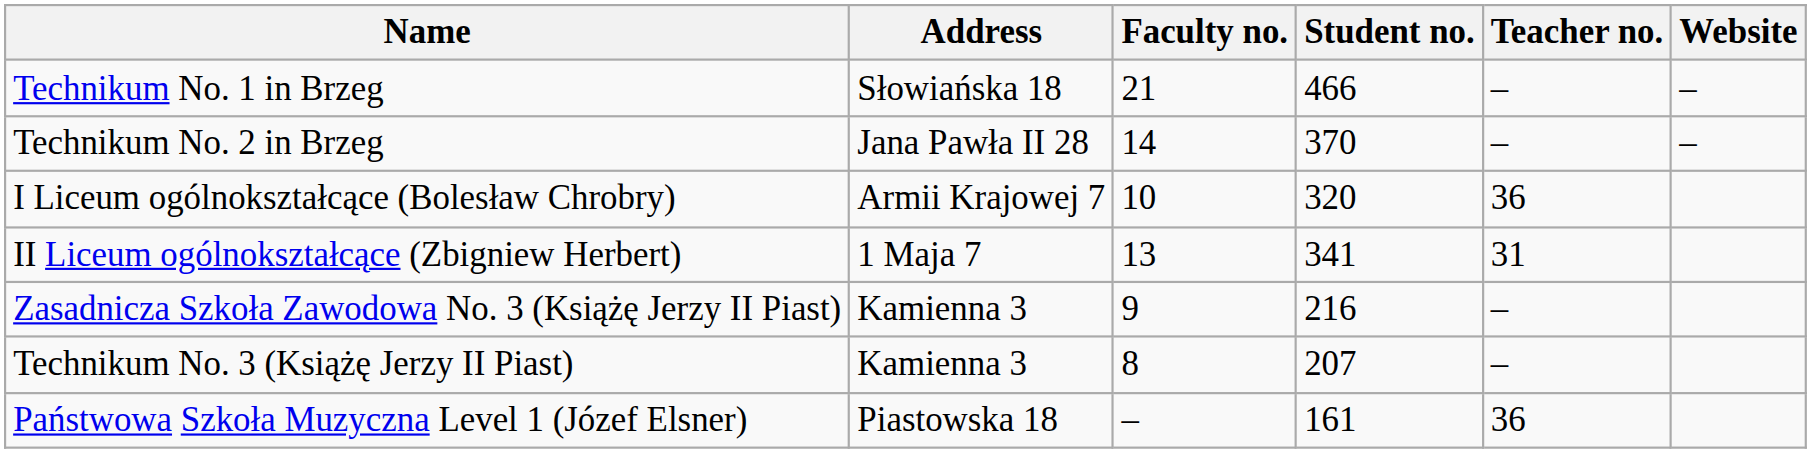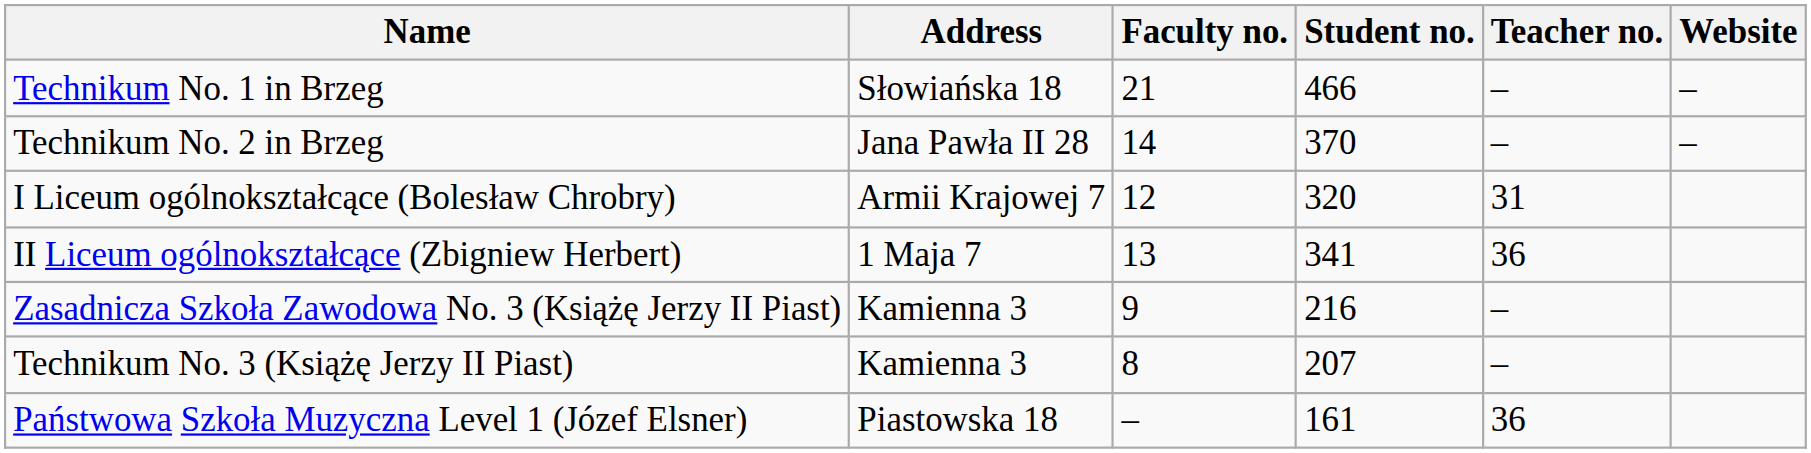(1139, 198) 10 -> (1139, 198) 12
(1508, 198) 36 -> (1508, 198) 31
(1508, 253) 31 -> (1508, 253) 36
